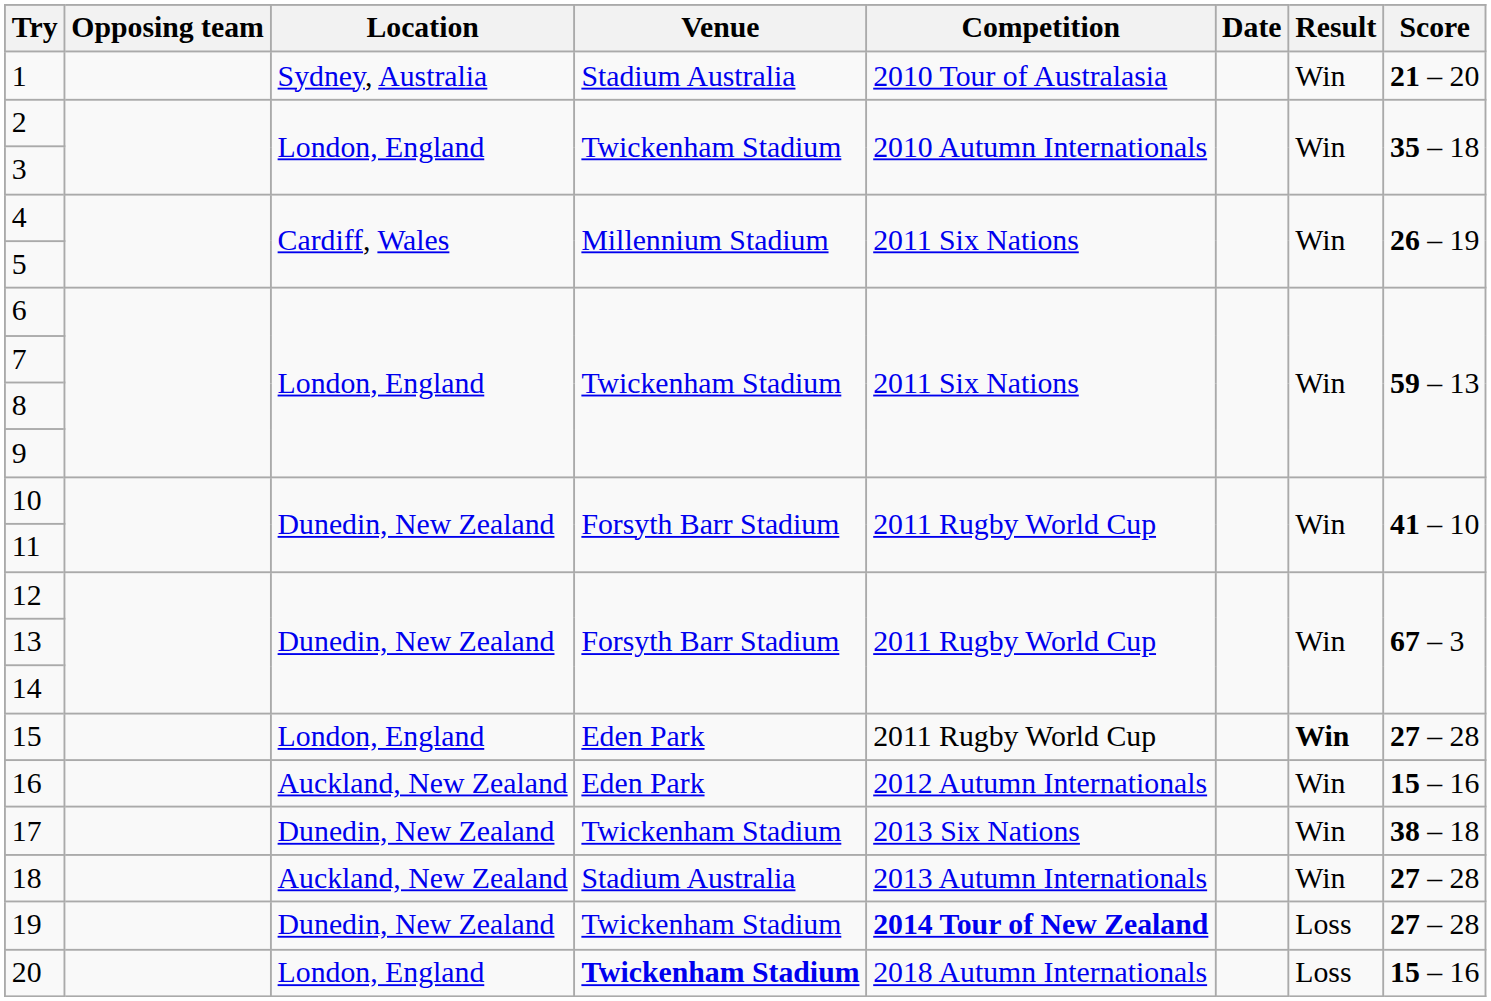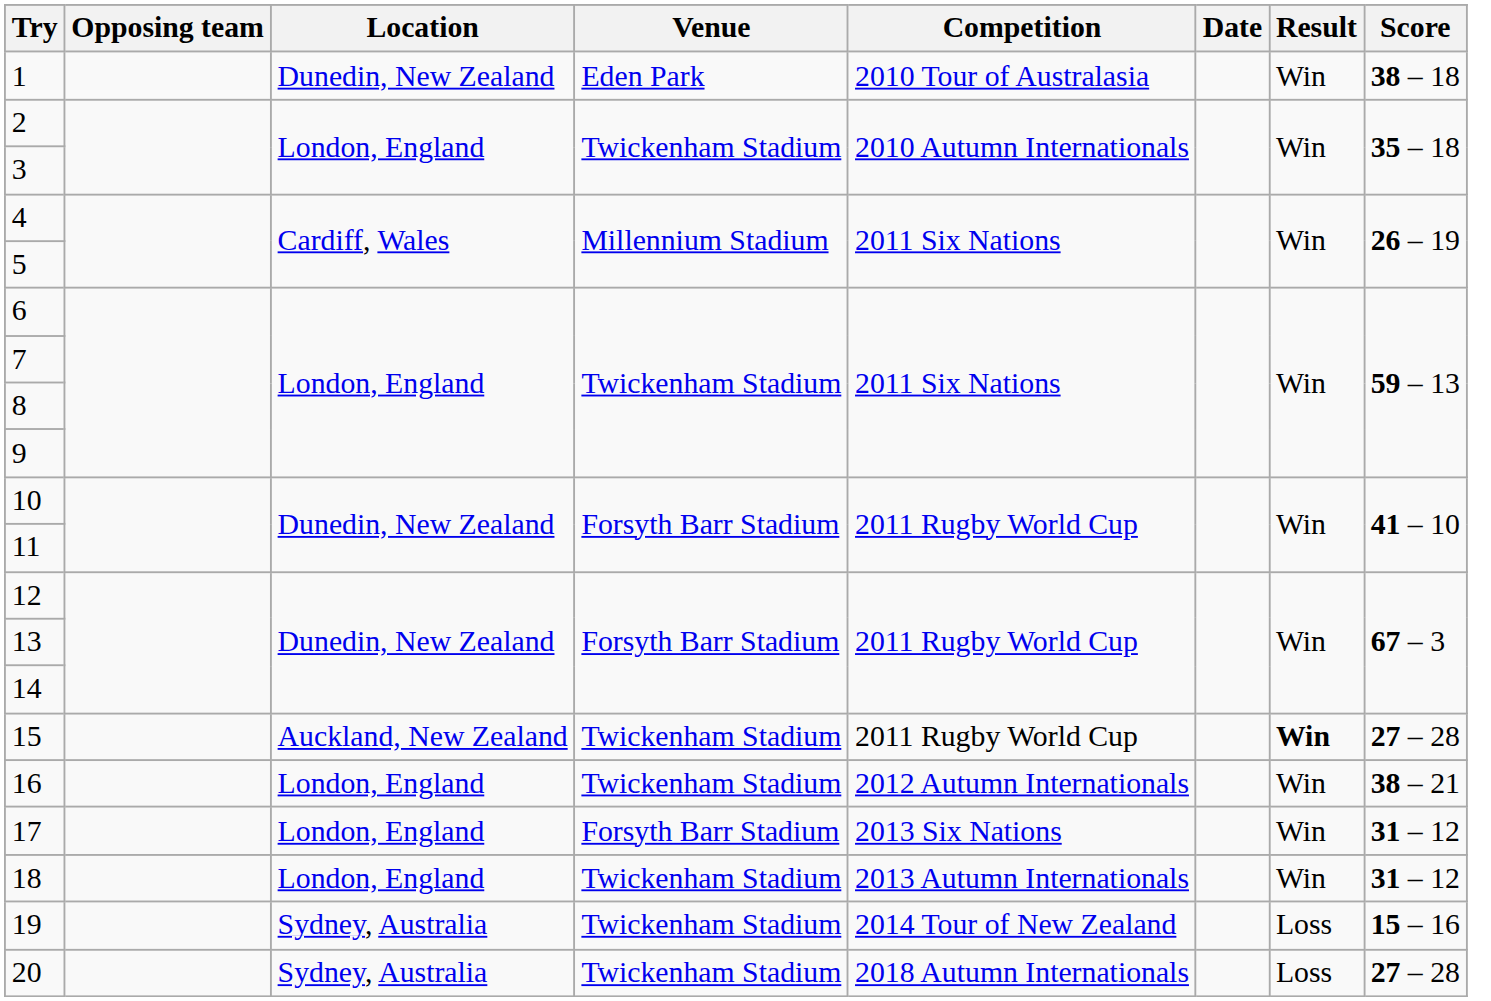(382, 75) Sydney, Australia -> (416, 75) Dunedin, New Zealand
(688, 75) Stadium Australia -> (643, 75) Eden Park
(1435, 75) 21 – 20 -> (1415, 75) 38 – 18
(381, 736) London, England -> (423, 736) Auckland, New Zealand
(643, 736) Eden Park -> (711, 736) Twickenham Stadium
(423, 783) Auckland, New Zealand -> (381, 783) London, England
(643, 783) Eden Park -> (711, 783) Twickenham Stadium
(1435, 783) 15 – 16 -> (1415, 783) 38 – 21
(416, 830) Dunedin, New Zealand -> (381, 830) London, England
(711, 830) Twickenham Stadium -> (710, 830) Forsyth Barr Stadium
(1435, 830) 38 – 18 -> (1415, 830) 31 – 12
(423, 877) Auckland, New Zealand -> (381, 877) London, England
(688, 877) Stadium Australia -> (711, 877) Twickenham Stadium
(1435, 877) 27 – 28 -> (1415, 877) 31 – 12
(416, 924) Dunedin, New Zealand -> (382, 924) Sydney, Australia
(1041, 924) bold -> (1016, 924) normal
(1435, 924) 27 – 28 -> (1415, 924) 15 – 16
(381, 972) London, England -> (382, 972) Sydney, Australia
(720, 972) bold -> (711, 972) normal
(1435, 972) 15 – 16 -> (1415, 972) 27 – 28
